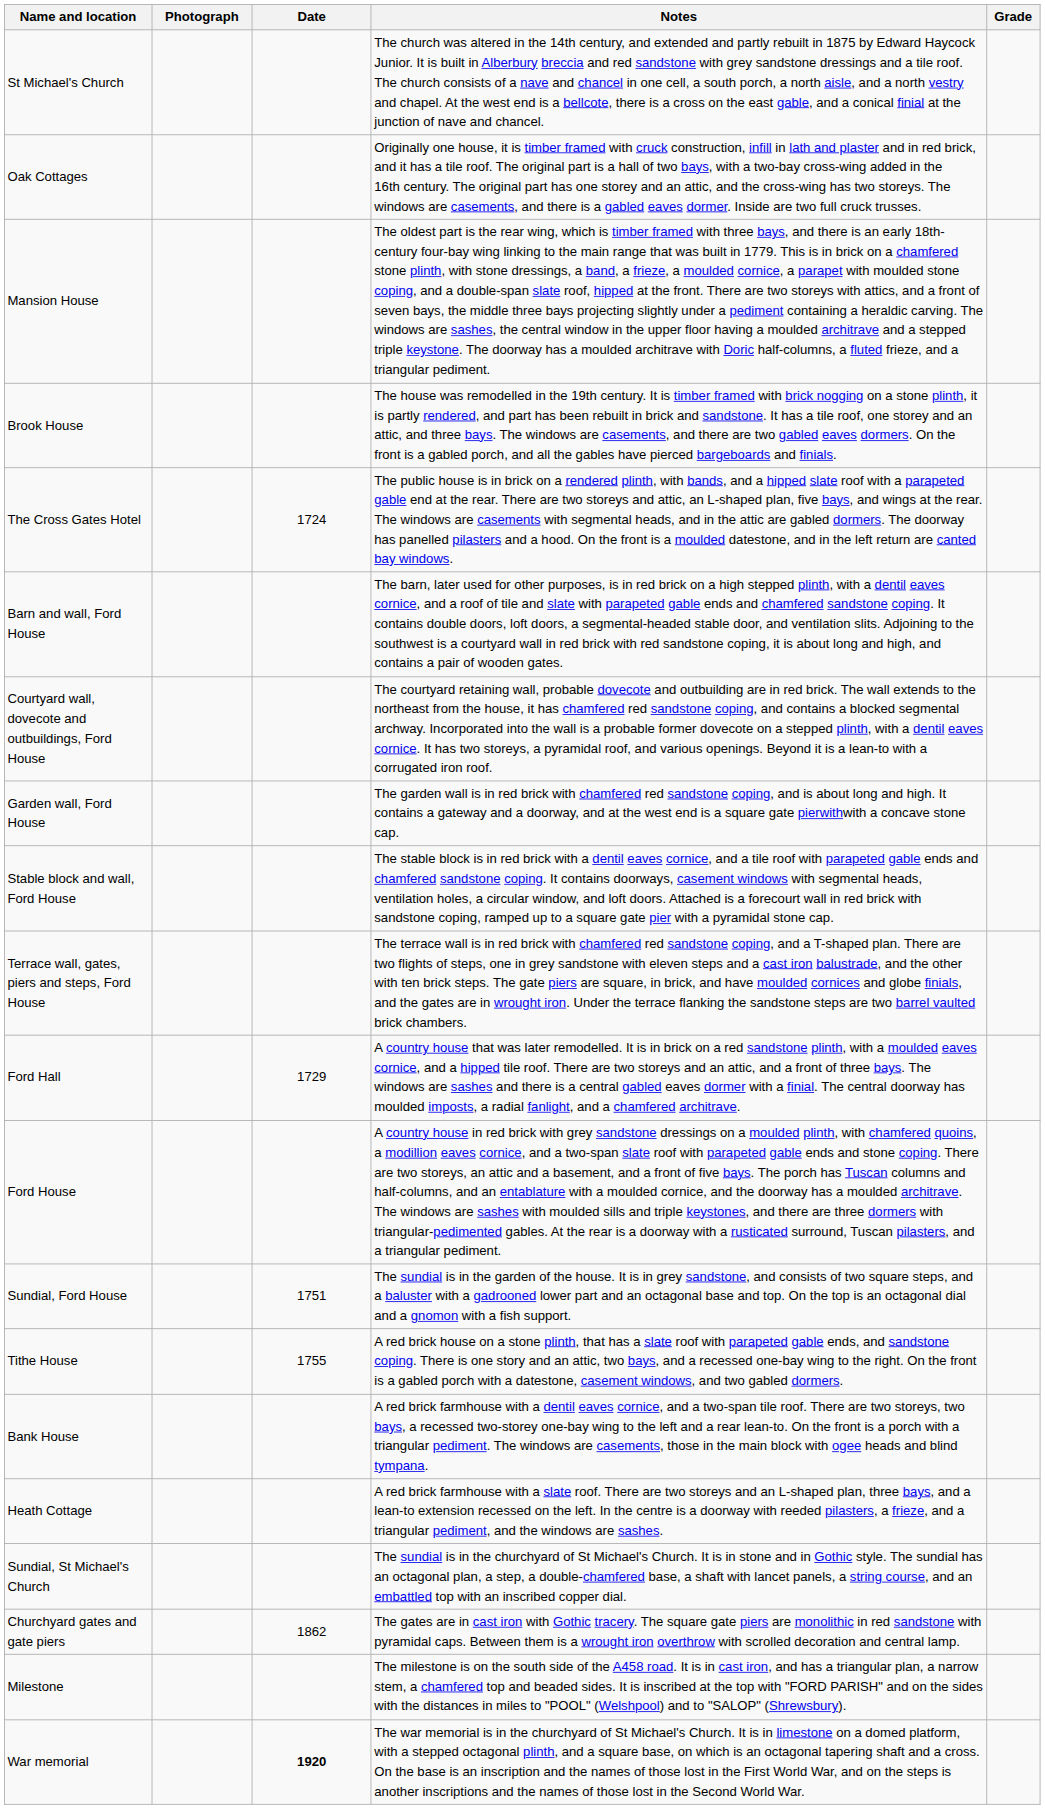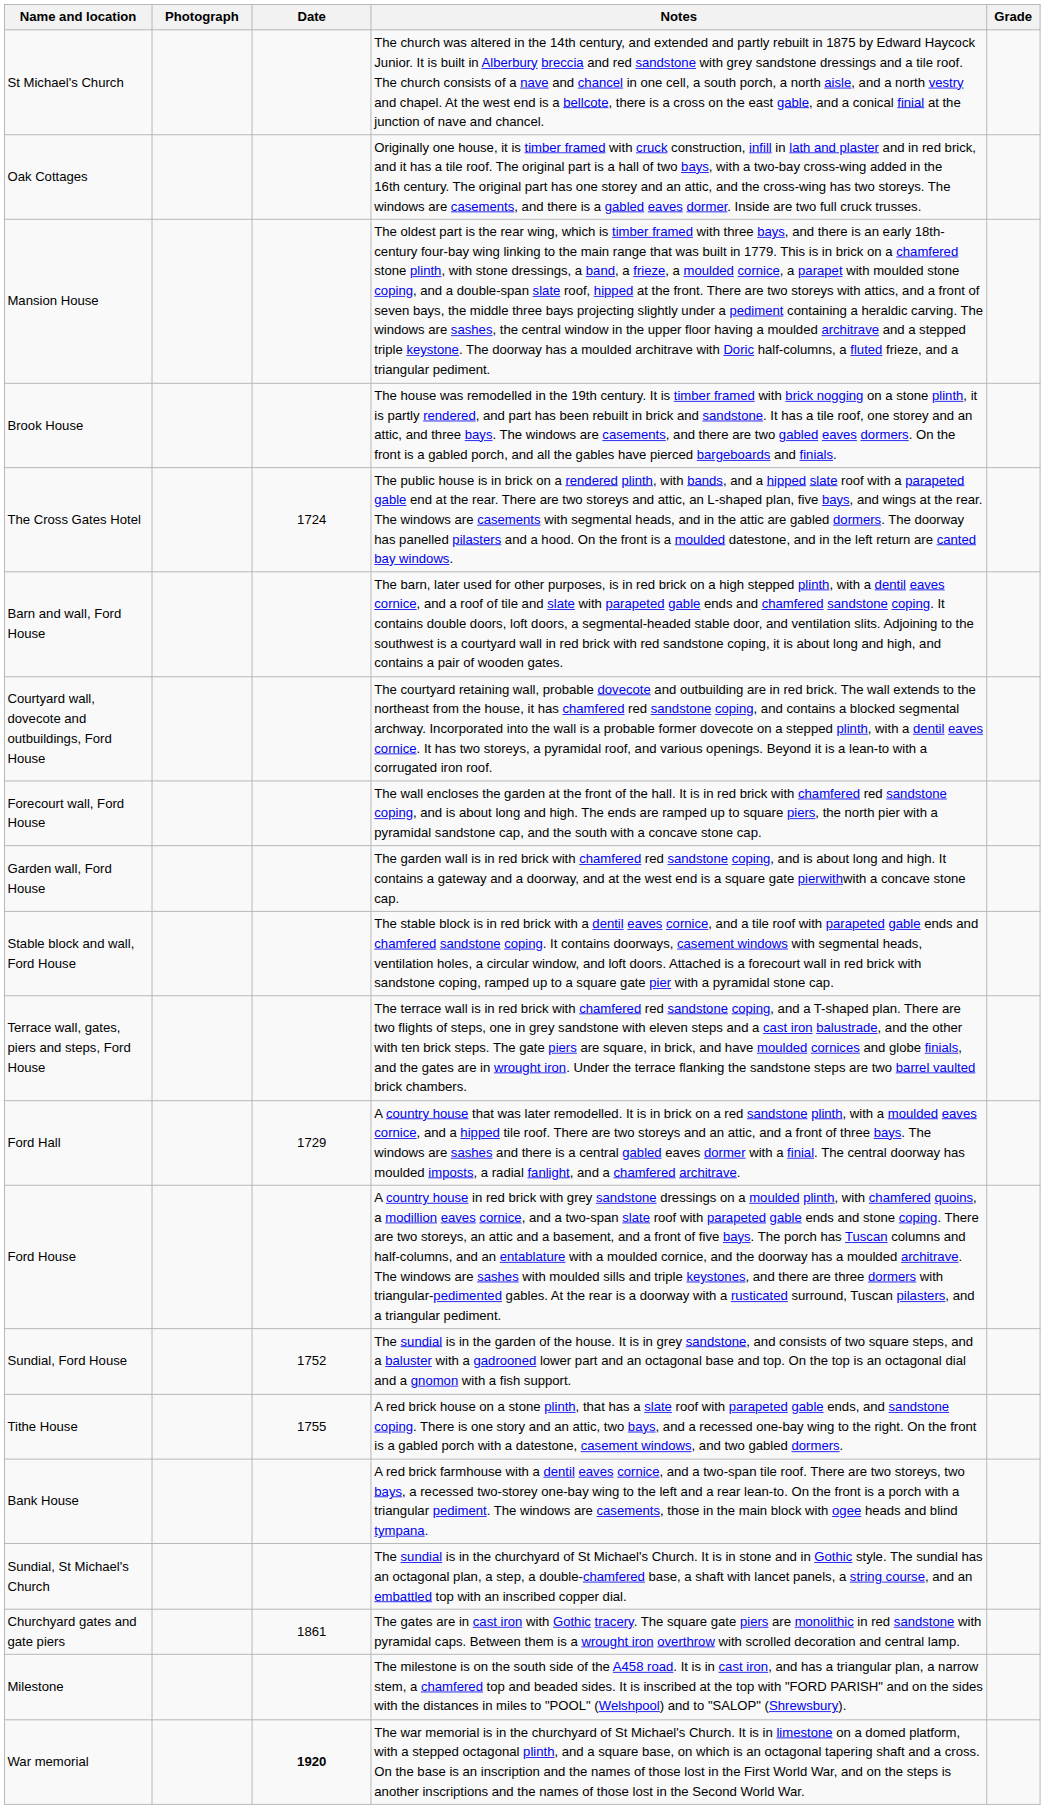+ row: (66, 813)
(312, 1296) 1751 -> (312, 1361) 1752
- row: (50, 1511)
(312, 1631) 1862 -> (312, 1631) 1861
